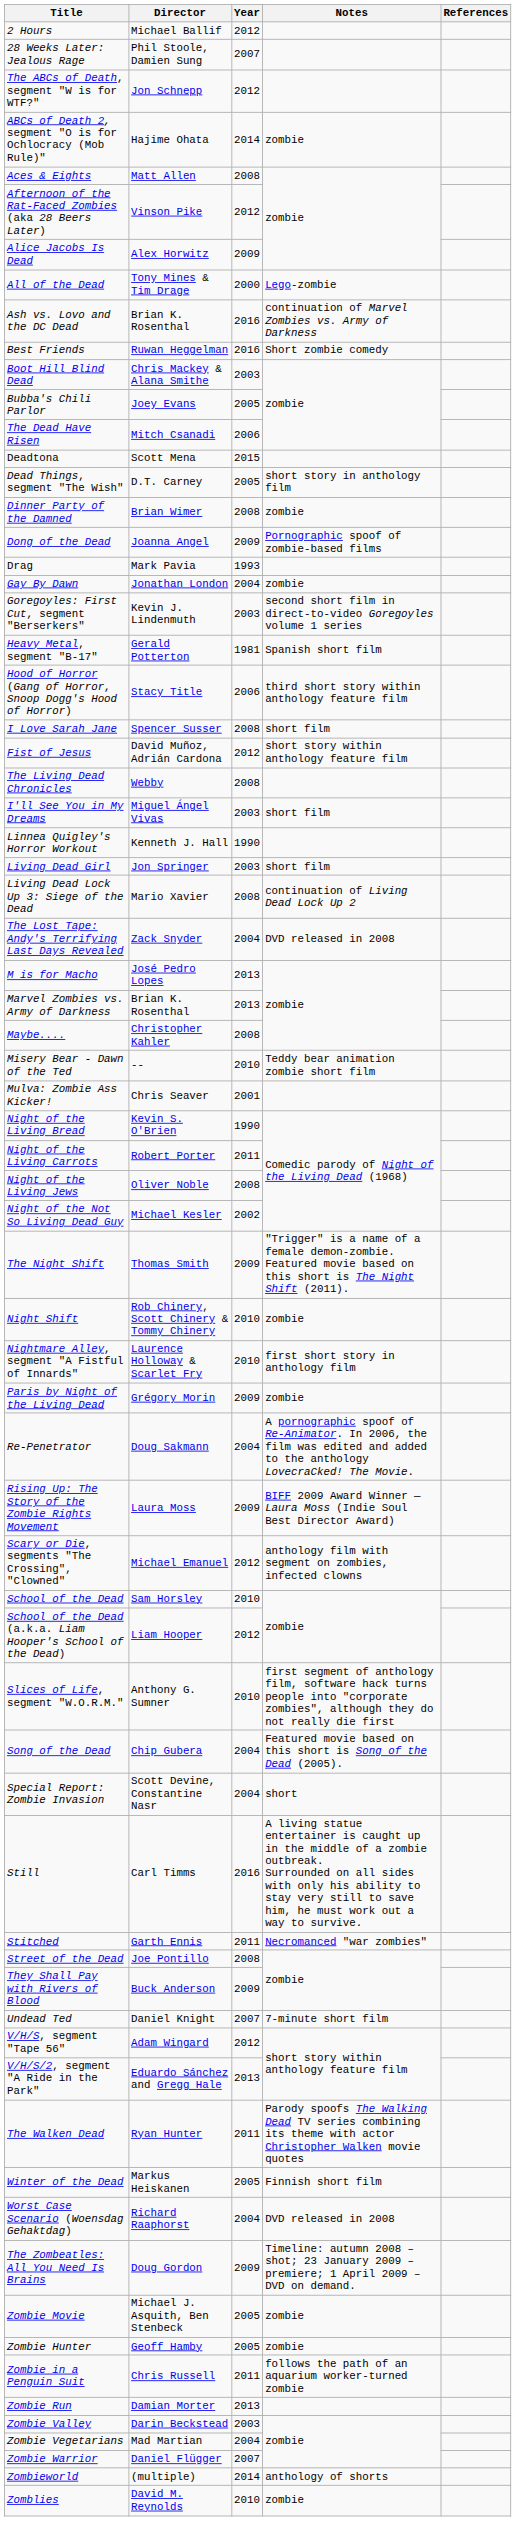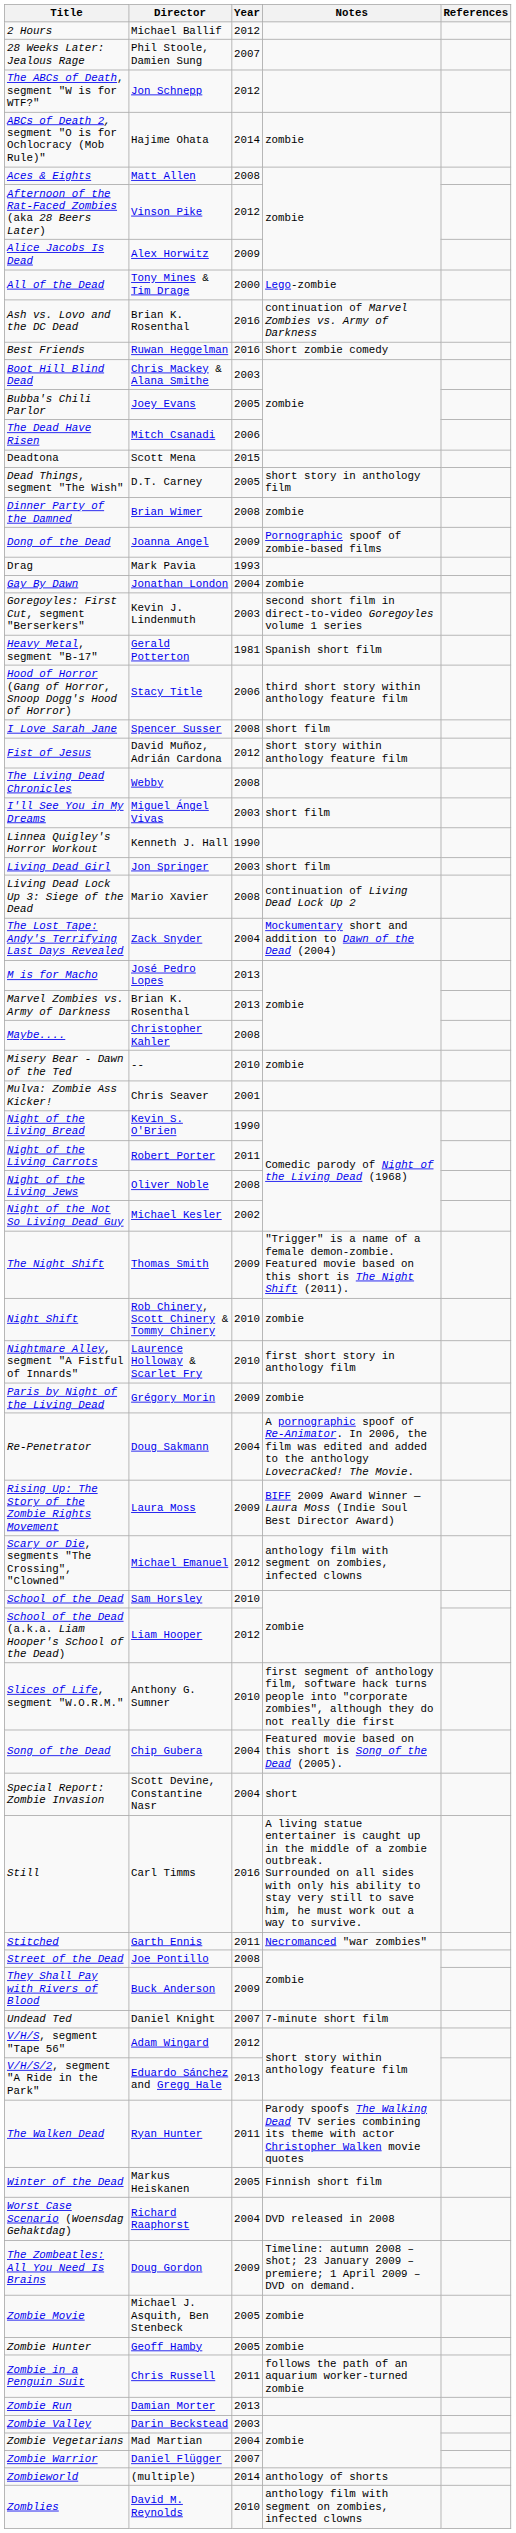(330, 939) DVD released in 2008 -> (340, 939) Mockumentary short and addition to Dawn of the Dead (2004)
(330, 1066) Teddy bear animation zombie short film -> (285, 1066) zombie
(285, 2501) zombie -> (327, 2507) anthology film with segment on zombies, infected clowns
